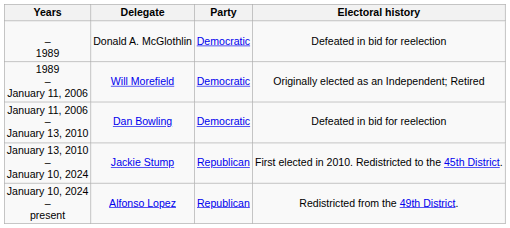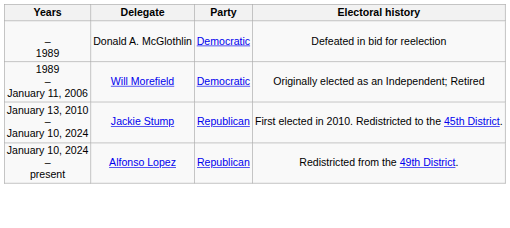- row: (48, 122)
